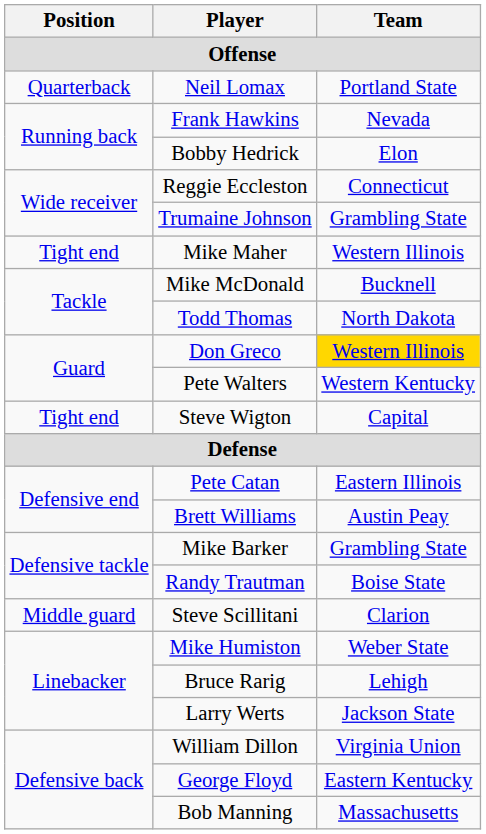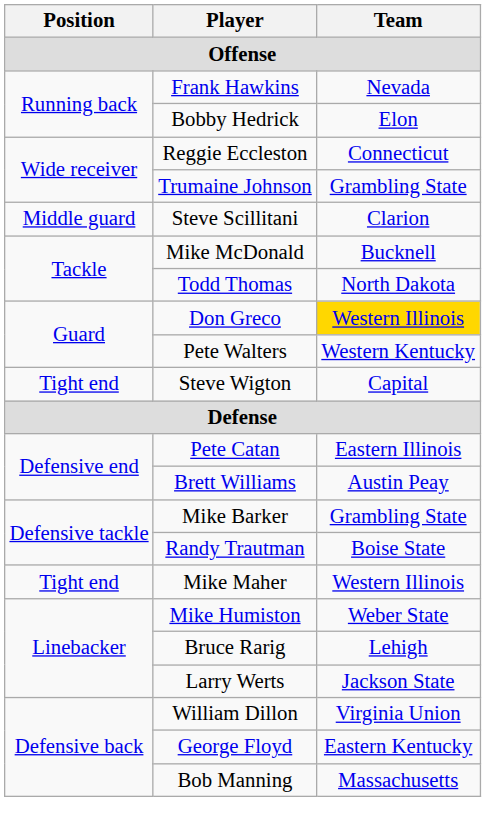- row: (235, 86)
rows swapped: (235, 251) <-> (235, 614)
